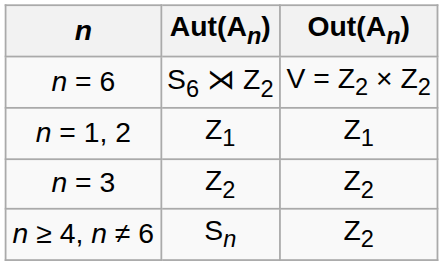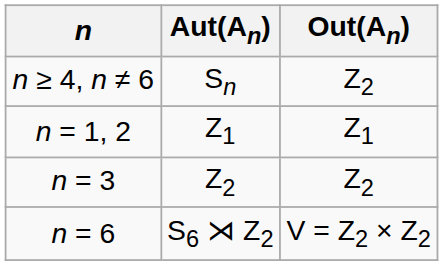rows swapped: (220, 234) <-> (220, 83)
